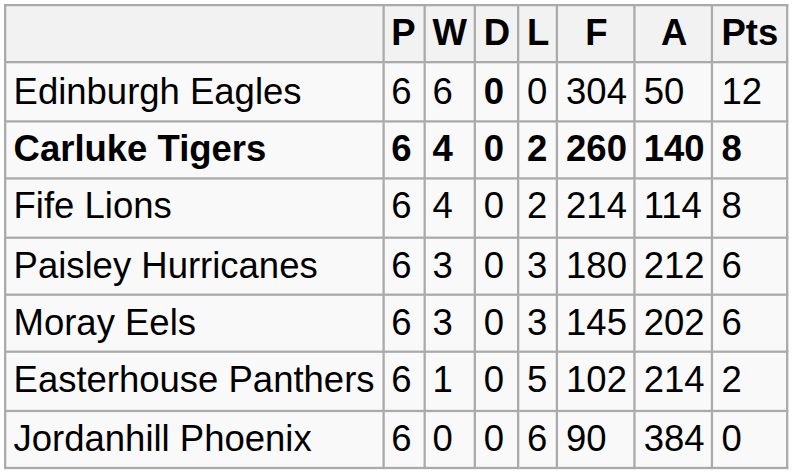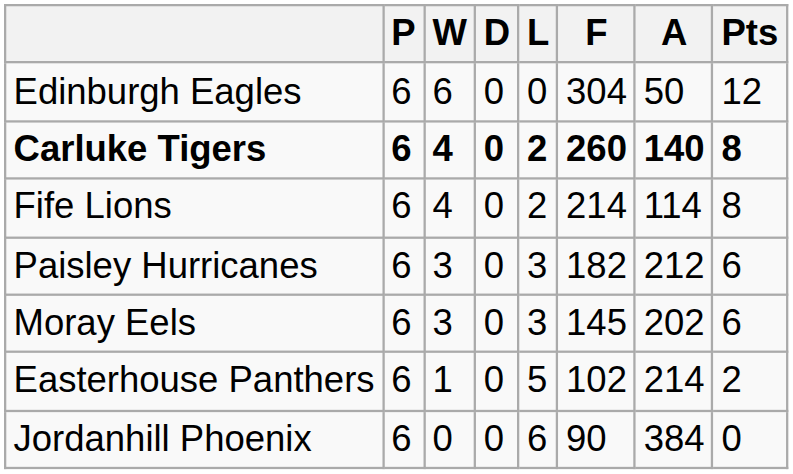(494, 91) bold -> (494, 91) normal
(596, 264) 180 -> (596, 264) 182
